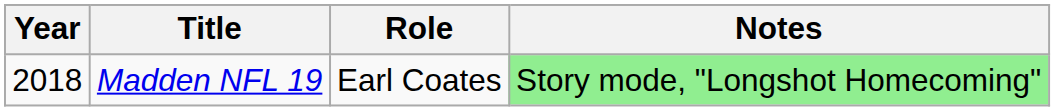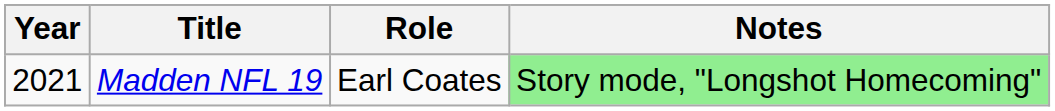(47, 79) 2018 -> (47, 79) 2021
